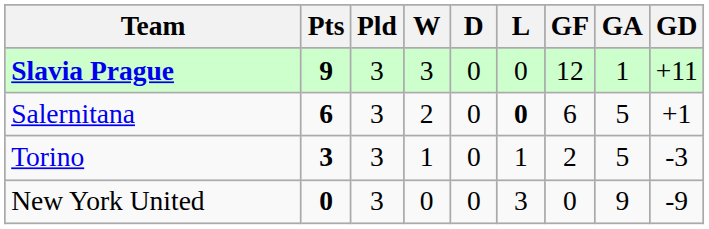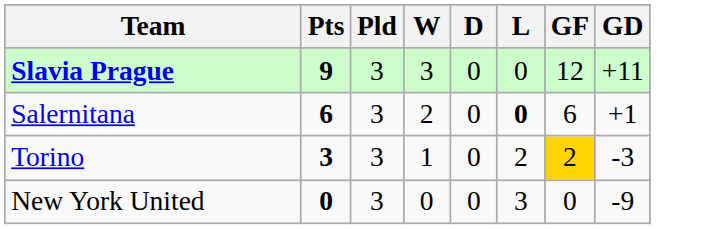- column: (622, 26)
(521, 157) 1 -> (521, 157) 2
(570, 157) no background -> (570, 157) gold background
